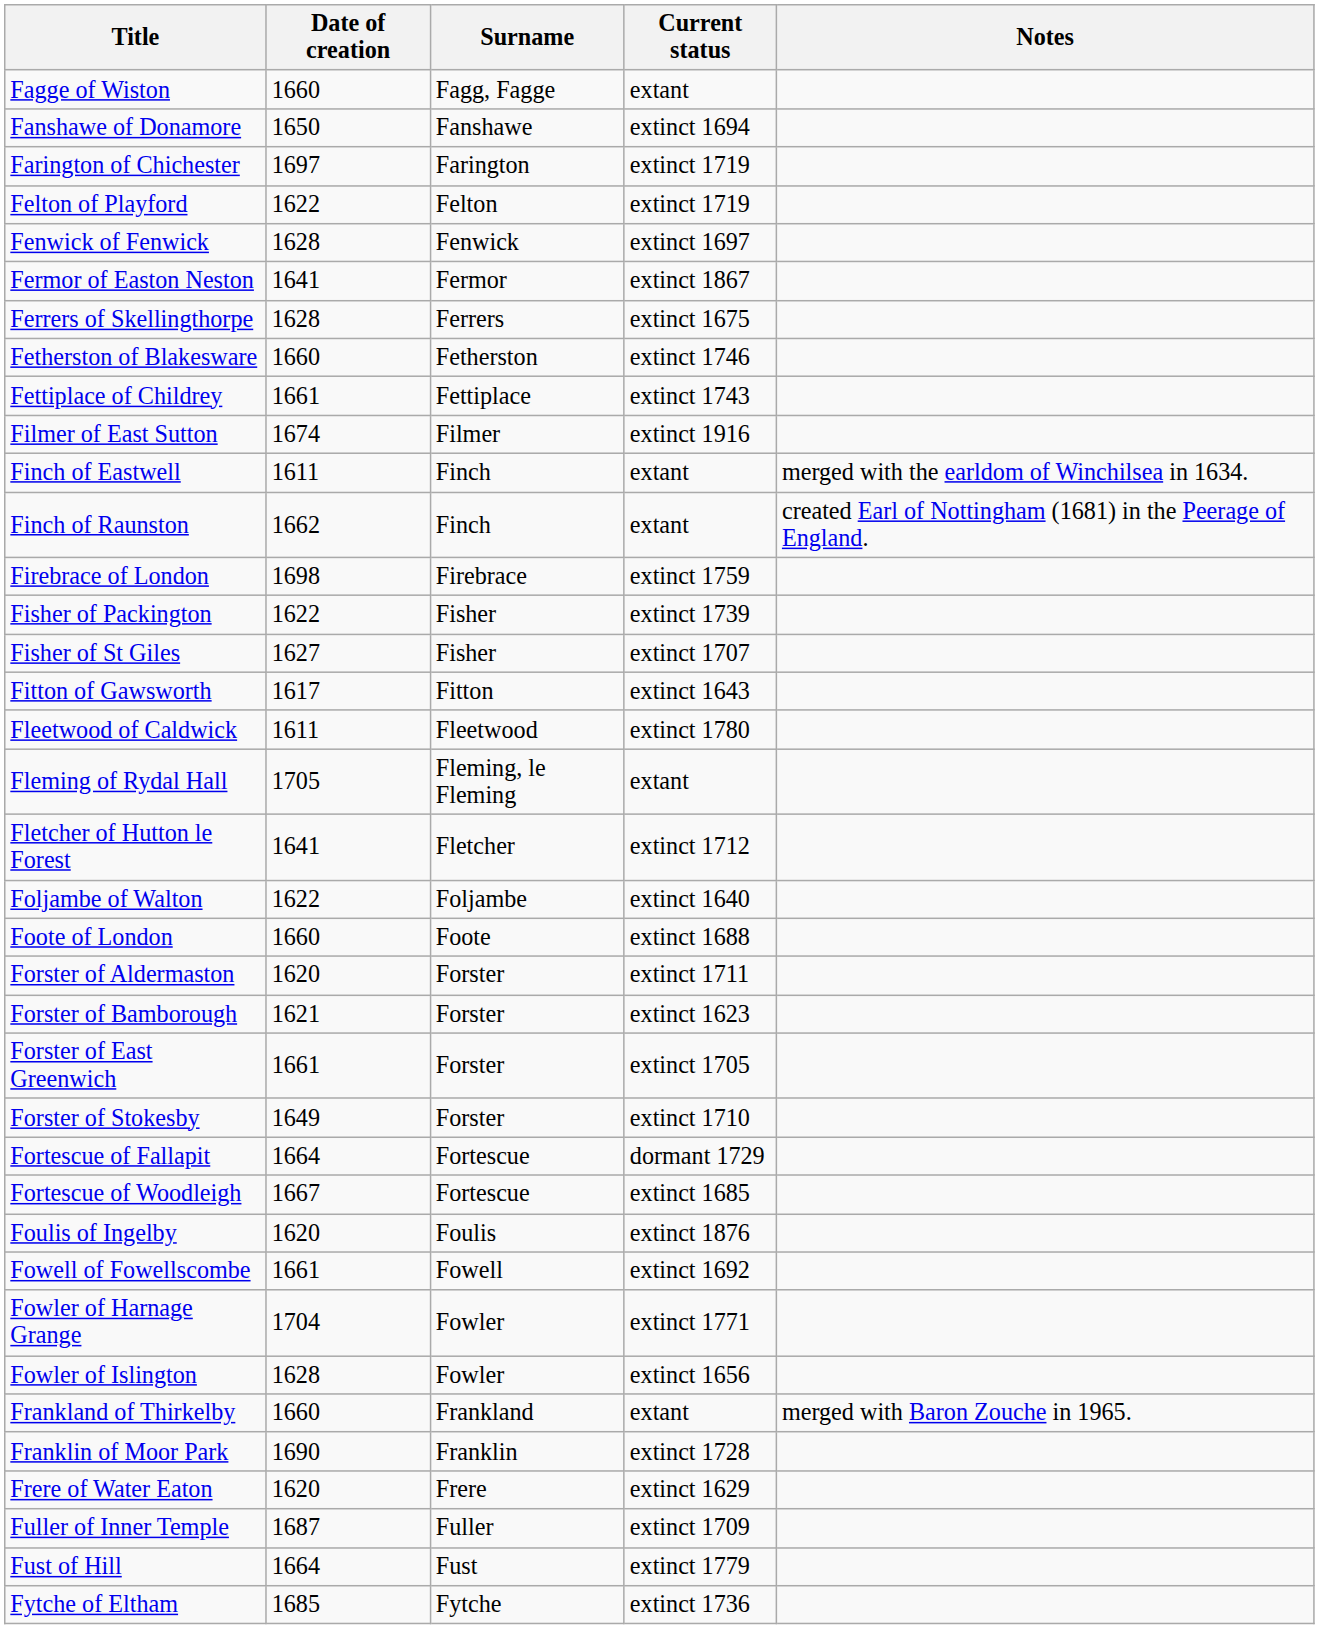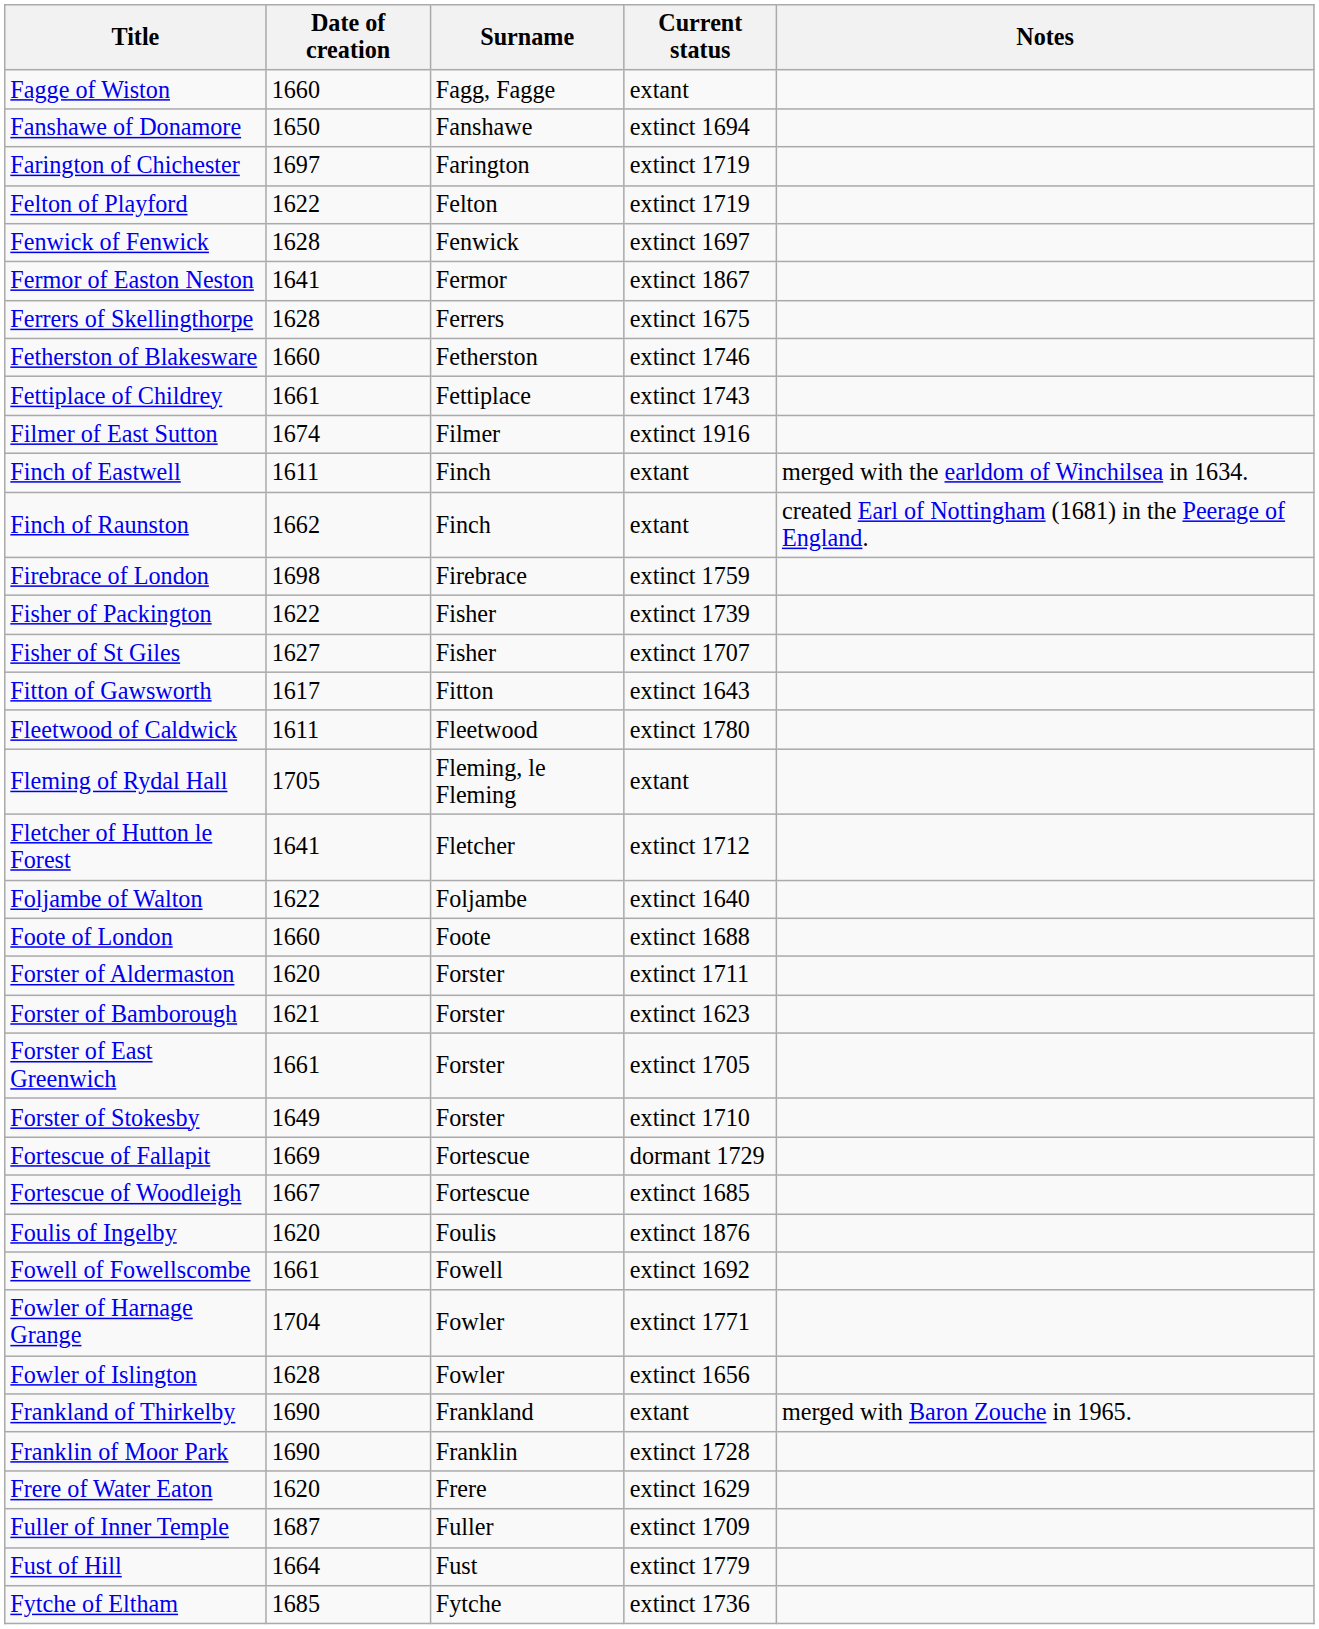(296, 1155) 1664 -> (296, 1155) 1669
(296, 1412) 1660 -> (296, 1412) 1690
